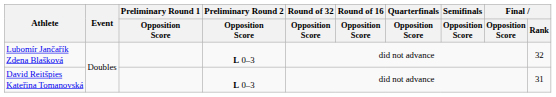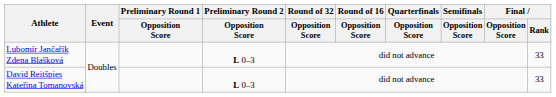(539, 55) 32 -> (539, 55) 33
(539, 80) 31 -> (539, 80) 33
